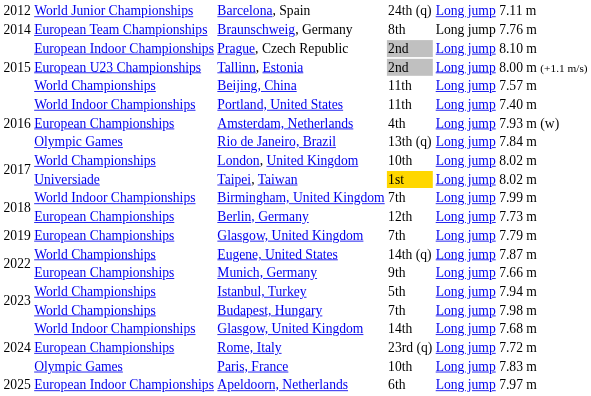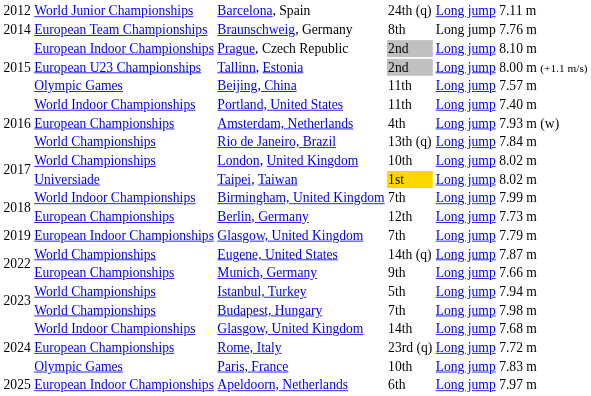(95, 86) World Championships -> (79, 86) Olympic Games
(79, 142) Olympic Games -> (95, 142) World Championships
(104, 235) European Championships -> (124, 235) European Indoor Championships
